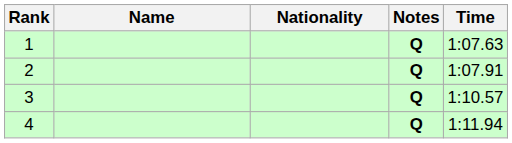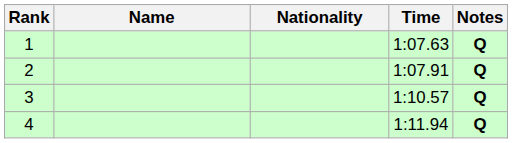columns swapped: (475, 17) <-> (416, 17)
